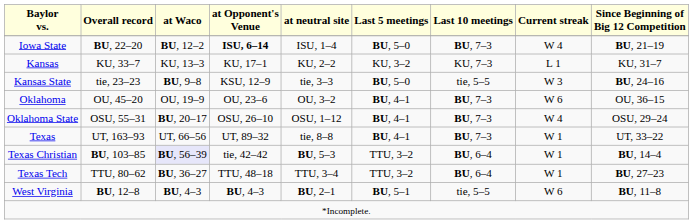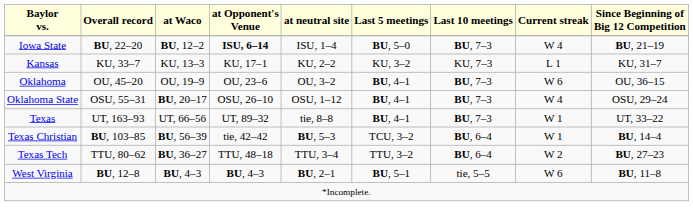- row: (43, 81)
(182, 155) lavender background -> (182, 136) no background
(391, 155) TTU, 3–2 -> (391, 136) TCU, 3–2
(553, 173) W 1 -> (553, 155) W 2
